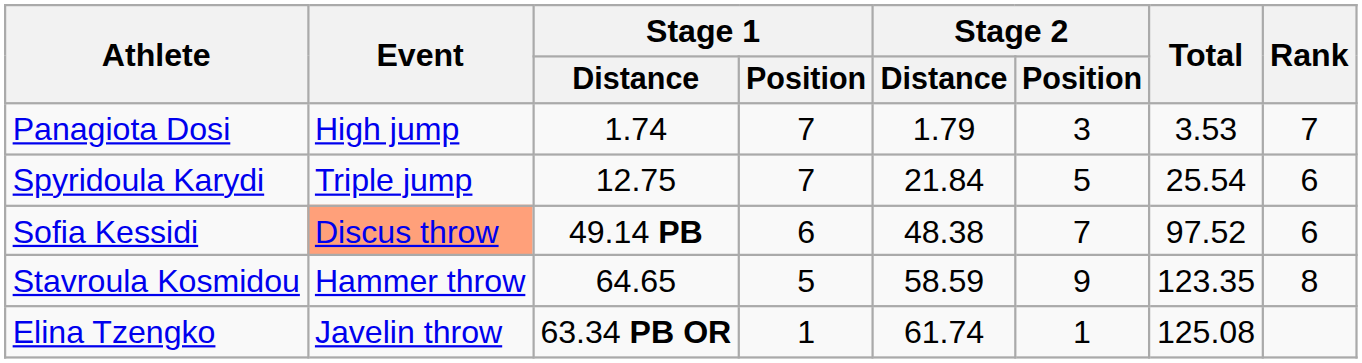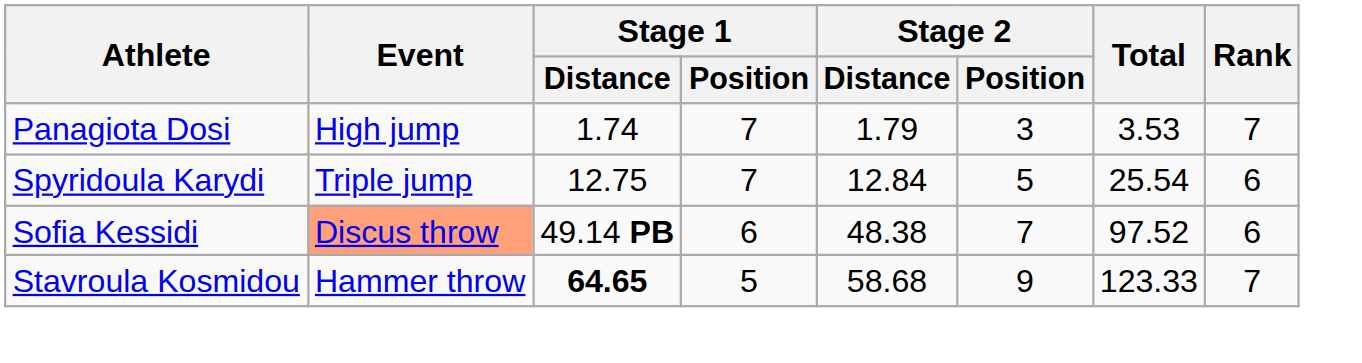(944, 180) 21.84 -> (887, 180) 12.84
(636, 282) normal -> (607, 282) bold
(944, 282) 58.59 -> (887, 282) 58.68
(1206, 282) 123.35 -> (1149, 282) 123.33
(1309, 282) 8 -> (1252, 282) 7
- row: (114, 332)
